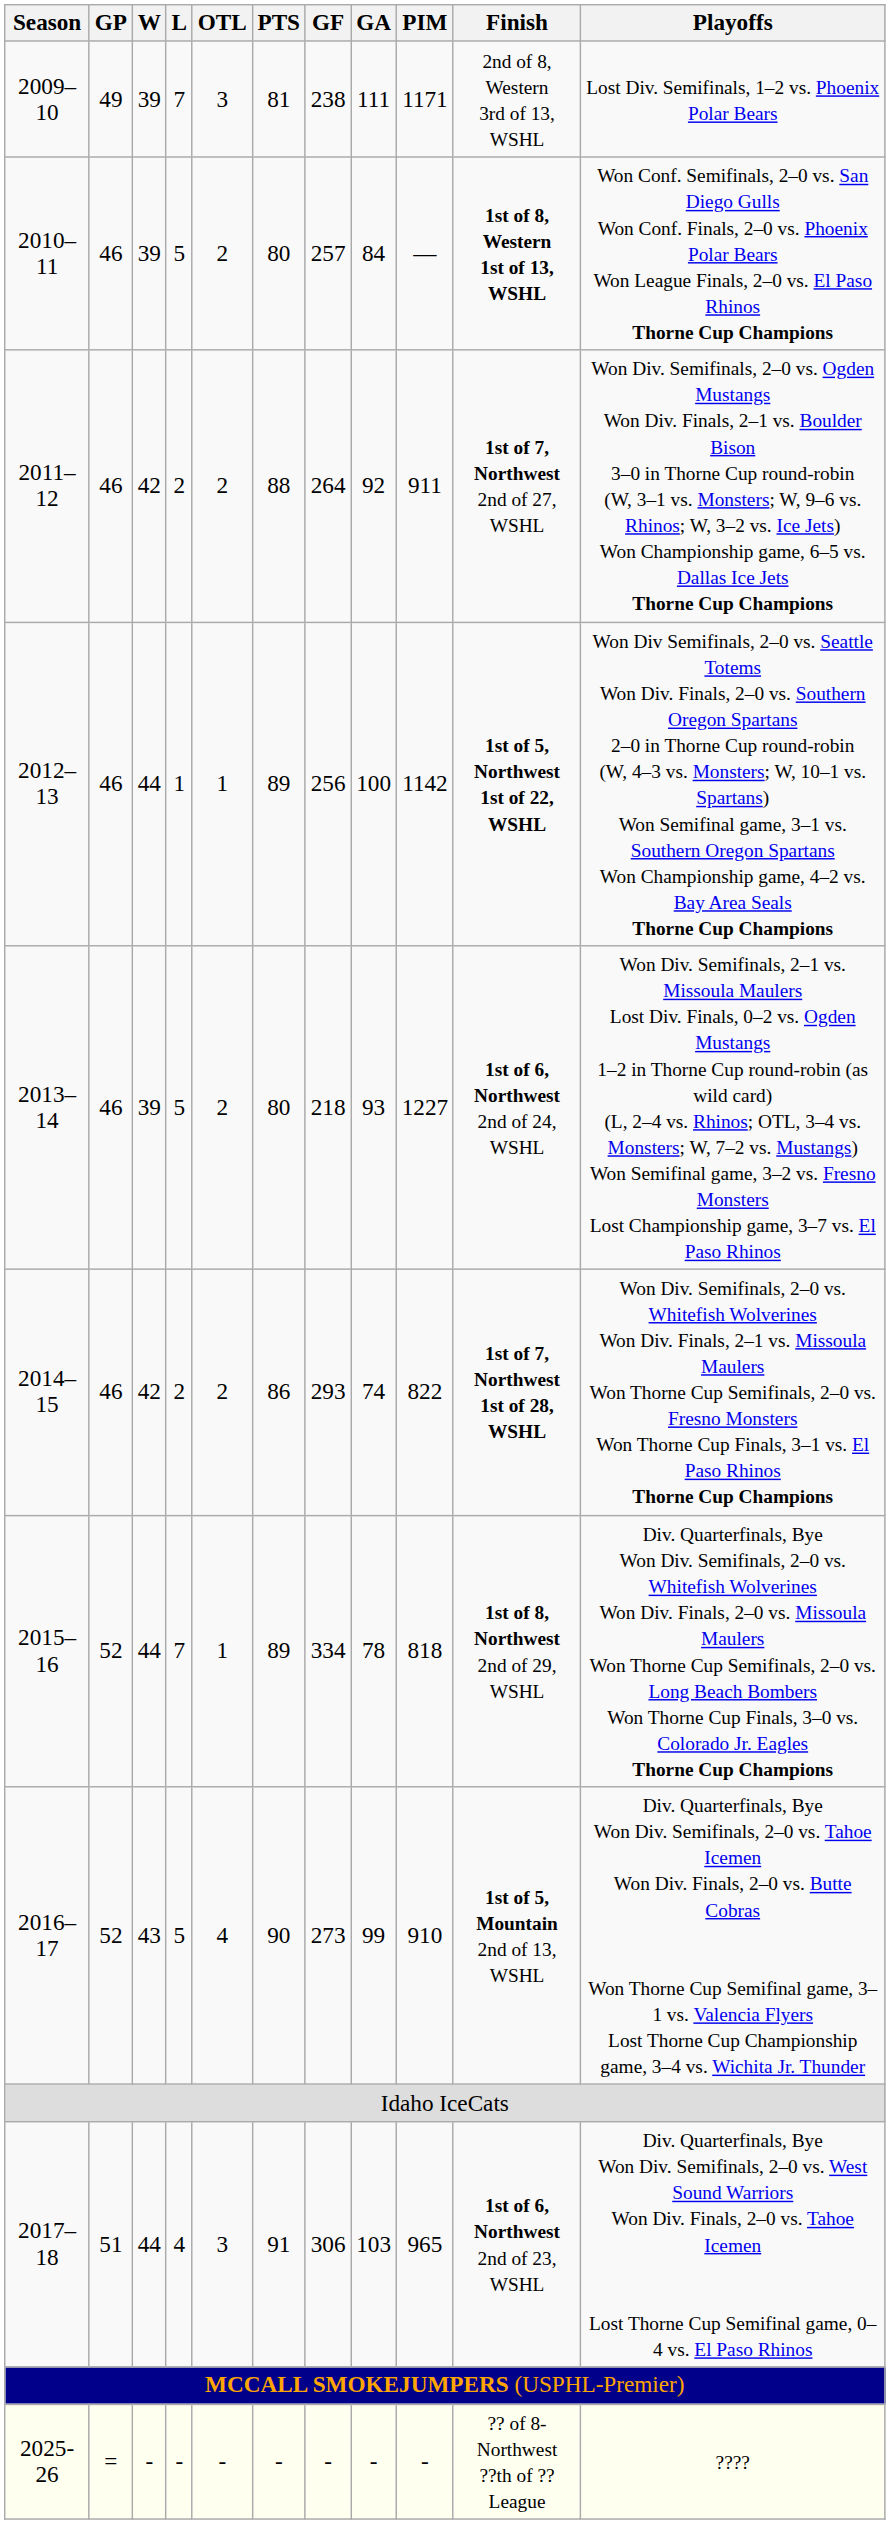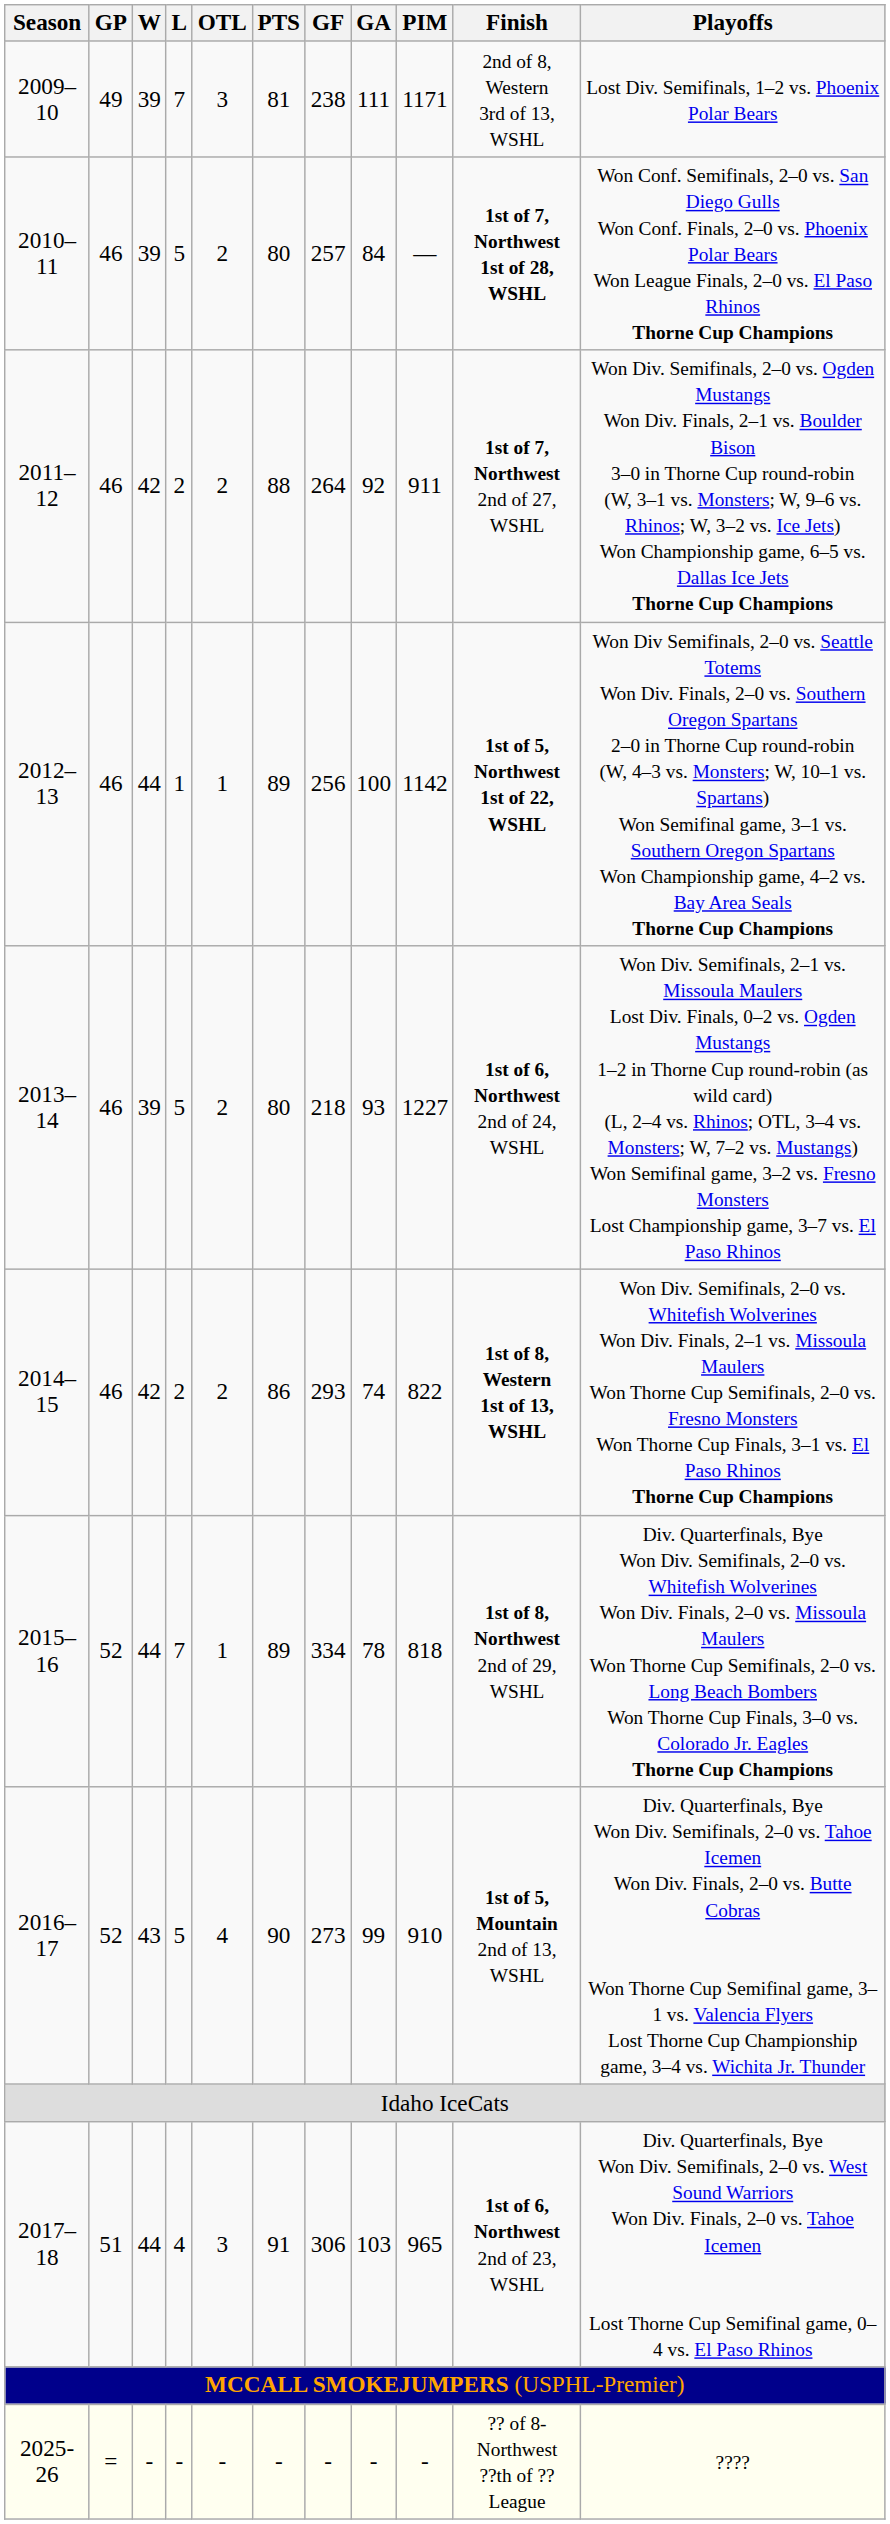(517, 254) 1st of 8, Western 1st of 13, WSHL -> (517, 254) 1st of 7, Northwest 1st of 28, WSHL
(517, 1393) 1st of 7, Northwest 1st of 28, WSHL -> (517, 1393) 1st of 8, Western 1st of 13, WSHL
